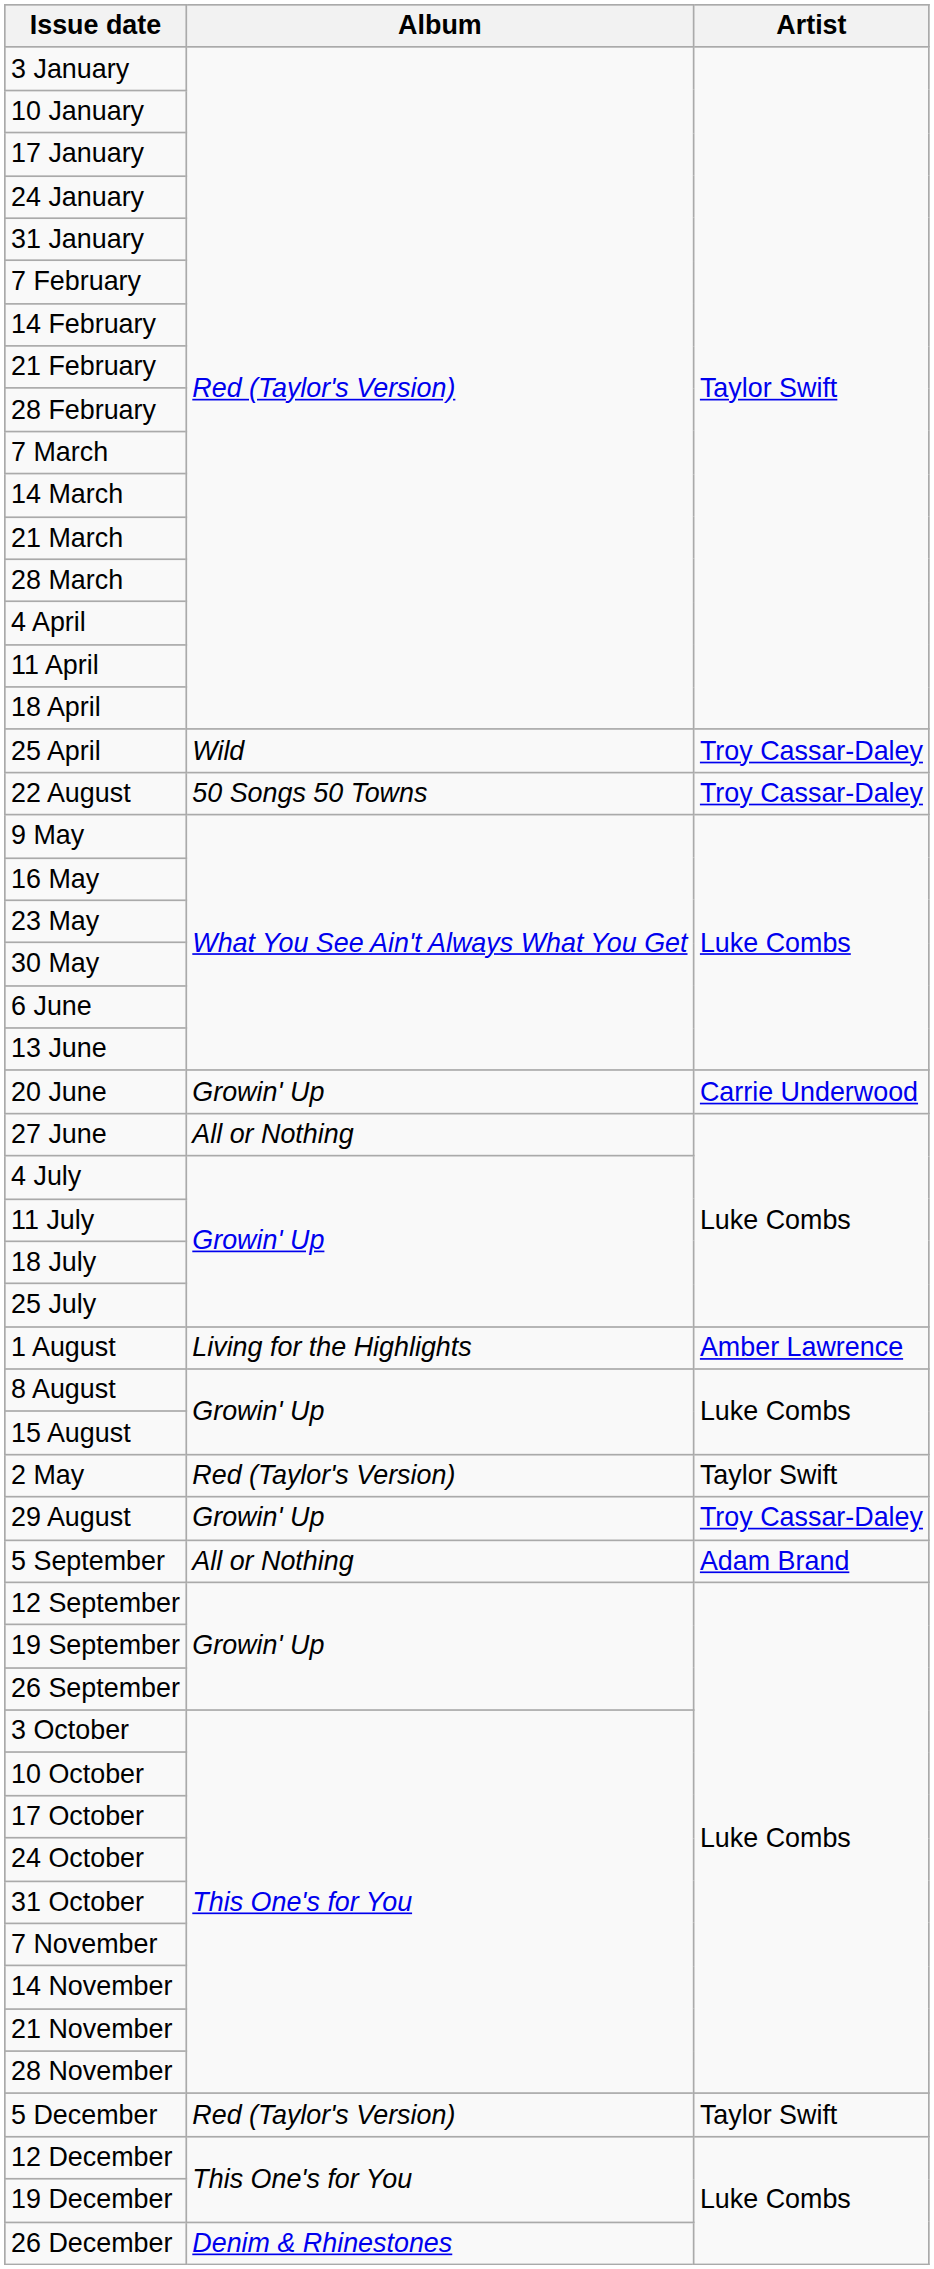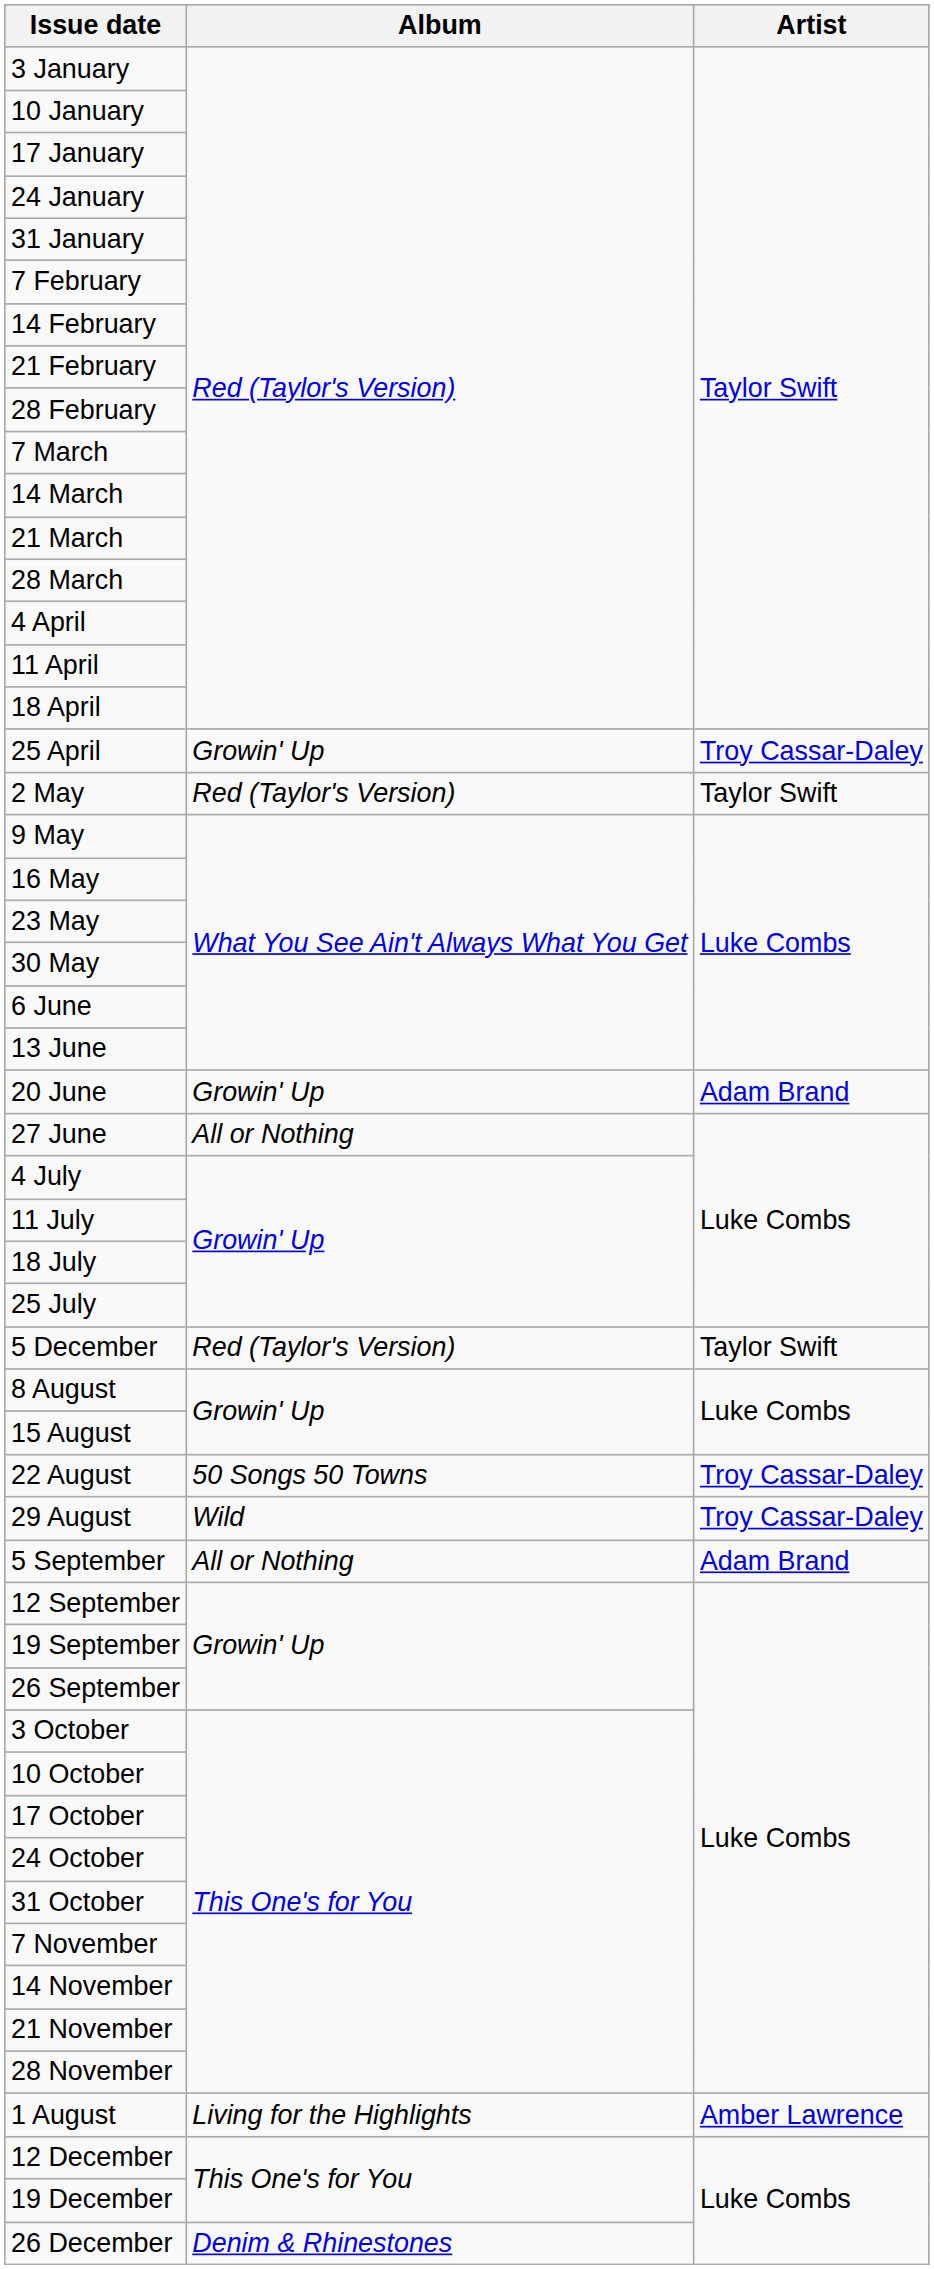(218, 750) Wild -> (258, 750) Growin' Up
rows swapped: (48, 1475) <-> (71, 793)
(809, 1091) Carrie Underwood -> (775, 1091) Adam Brand
rows swapped: (63, 1347) <-> (84, 2114)
(258, 1517) Growin' Up -> (218, 1517) Wild
